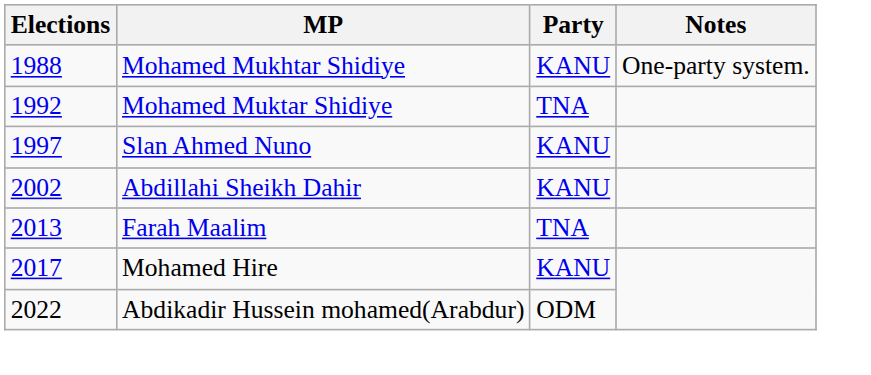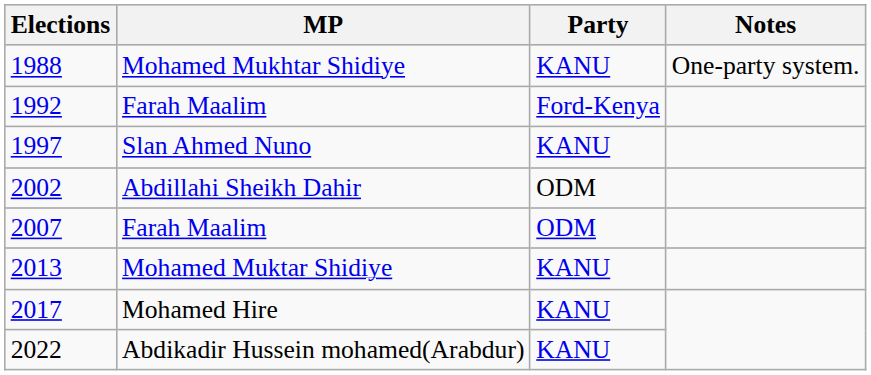(257, 106) Mohamed Muktar Shidiye -> (194, 106) Farah Maalim
(563, 106) TNA -> (598, 106) Ford-Kenya
(573, 187) KANU -> (566, 187) ODM
+ row: (36, 227)
(194, 227) Farah Maalim -> (257, 268) Mohamed Muktar Shidiye
(563, 227) TNA -> (573, 268) KANU
(566, 308) ODM -> (573, 349) KANU
